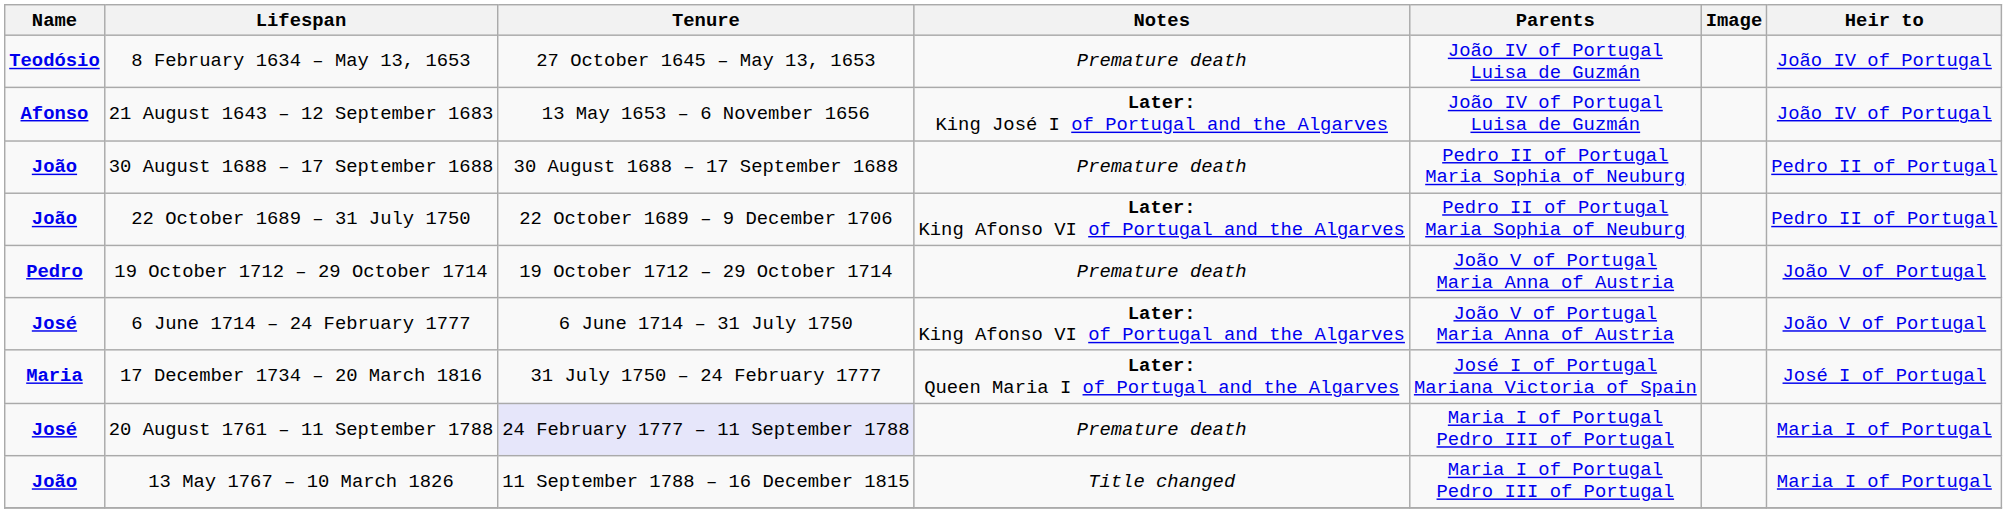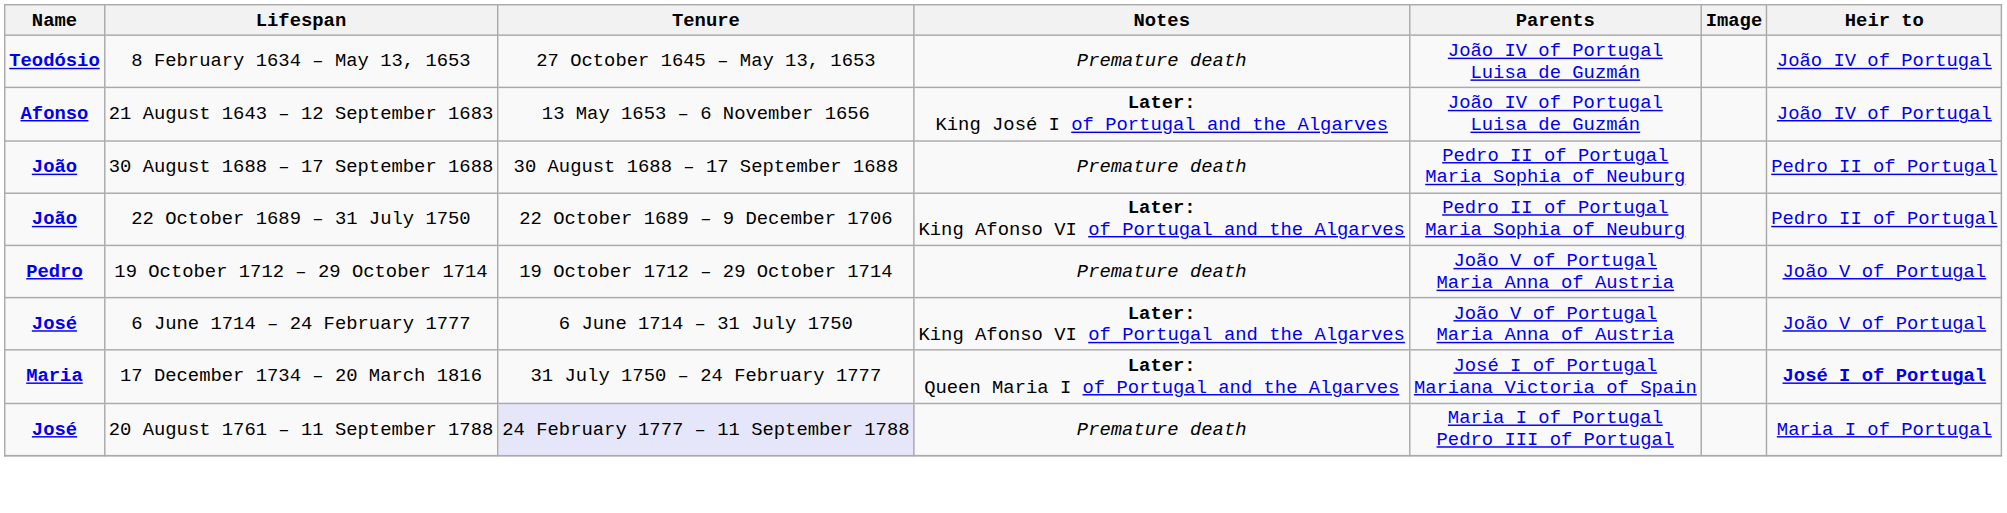(1884, 377) normal -> (1884, 377) bold
- row: (301, 481)
